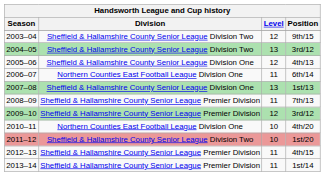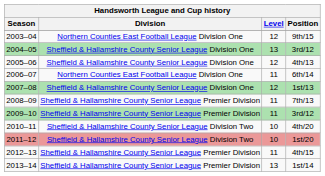(150, 36) Sheffield & Hallamshire County Senior League Division Two -> (150, 36) Northern Counties East Football League Division One
(150, 49) Sheffield & Hallamshire County Senior League Division Two -> (150, 49) Sheffield & Hallamshire County Senior League Division One
(274, 88) 13 -> (274, 88) 12
(274, 114) 12 -> (274, 114) 11
(150, 126) Northern Counties East Football League Division One -> (150, 126) Sheffield & Hallamshire County Senior League Division Two
(274, 165) 11 -> (274, 165) 13
